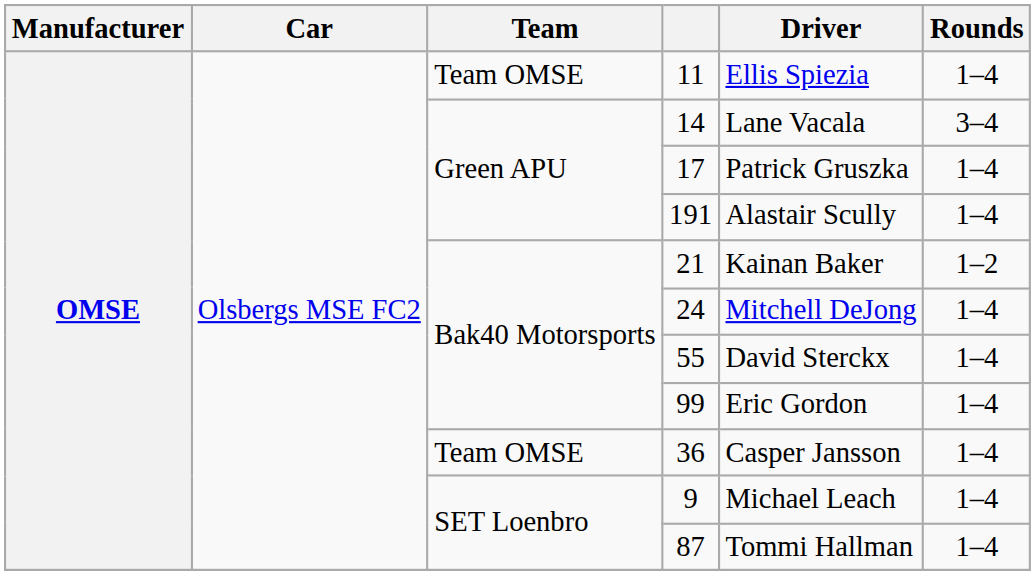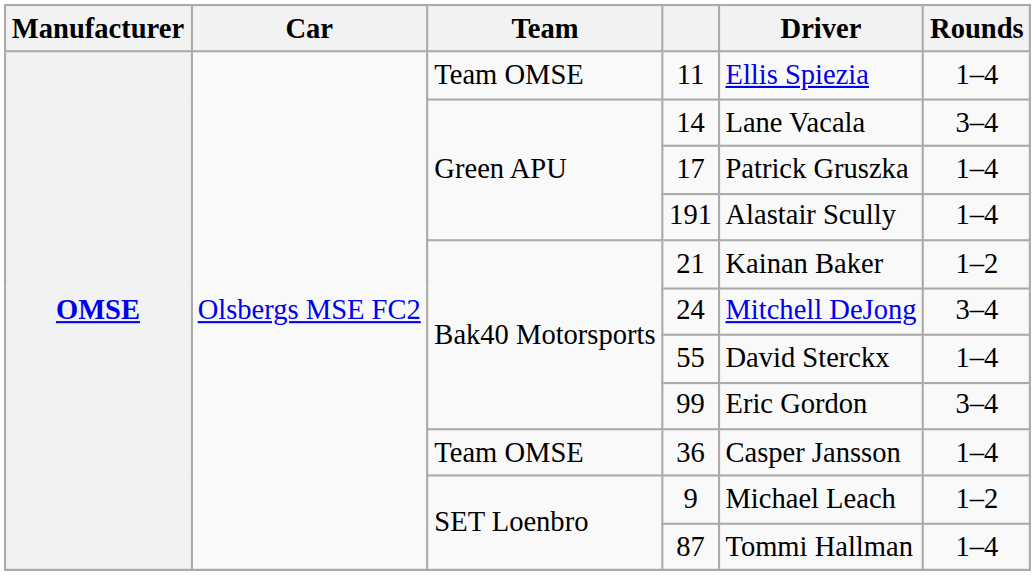(977, 310) 1–4 -> (977, 310) 3–4
(977, 404) 1–4 -> (977, 404) 3–4
(977, 498) 1–4 -> (977, 498) 1–2
